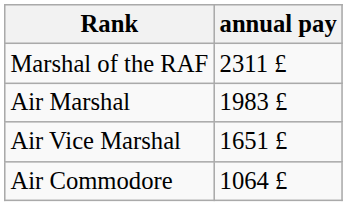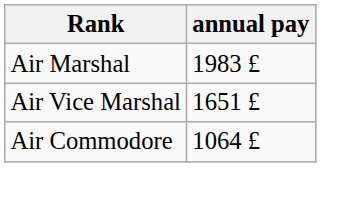- row: (109, 63)
